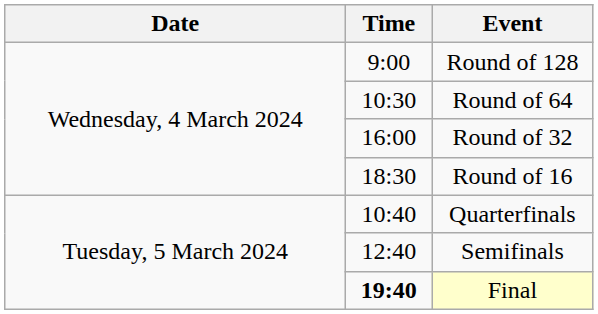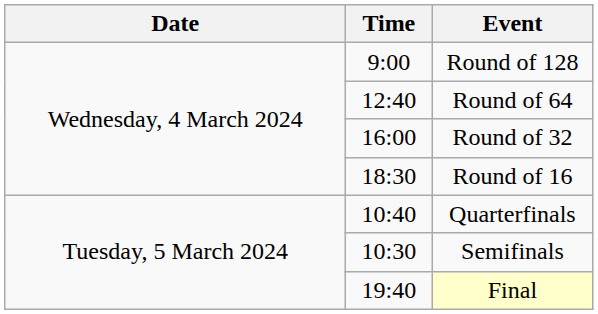(389, 99) 10:30 -> (389, 99) 12:40
(389, 251) 12:40 -> (389, 251) 10:30
(389, 289) bold -> (389, 289) normal
